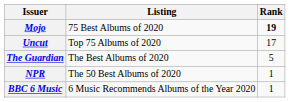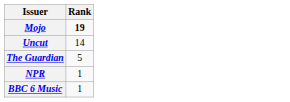- column: (162, 12)
(271, 43) 17 -> (80, 43) 14
